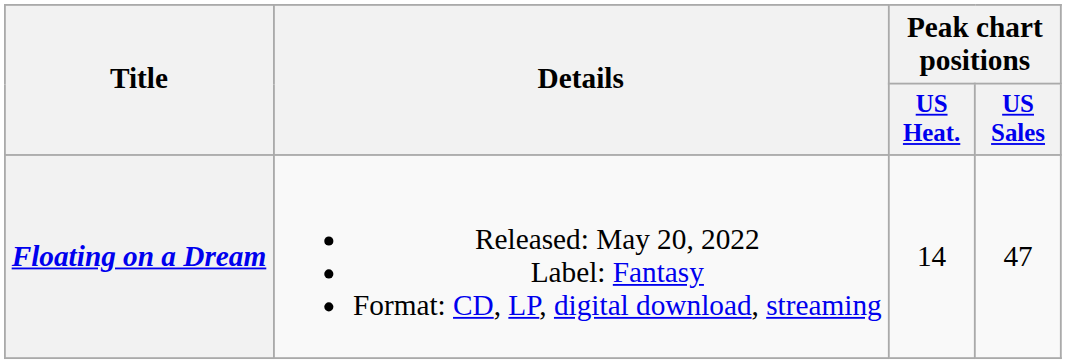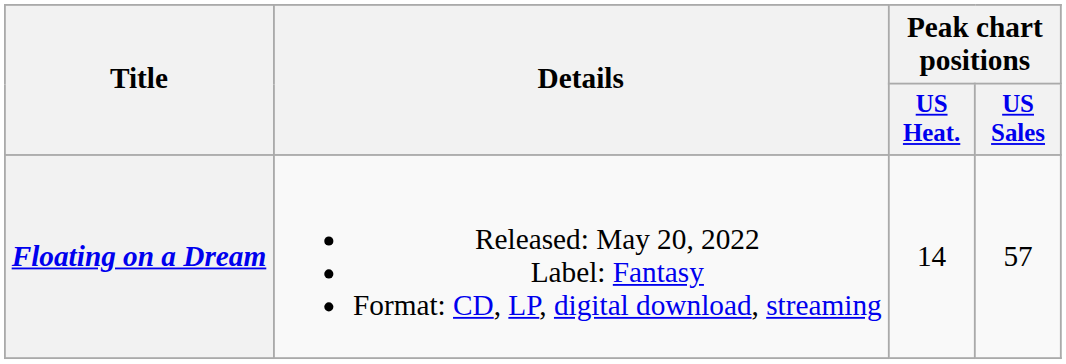(1018, 256) 47 -> (1018, 256) 57
